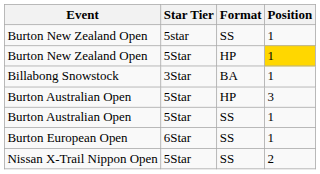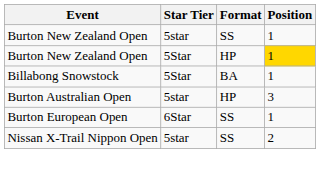(177, 76) 3Star -> (177, 76) 5Star
(177, 96) 5Star -> (176, 96) 5star
- row: (69, 117)
(177, 158) 5Star -> (176, 138) 5star
